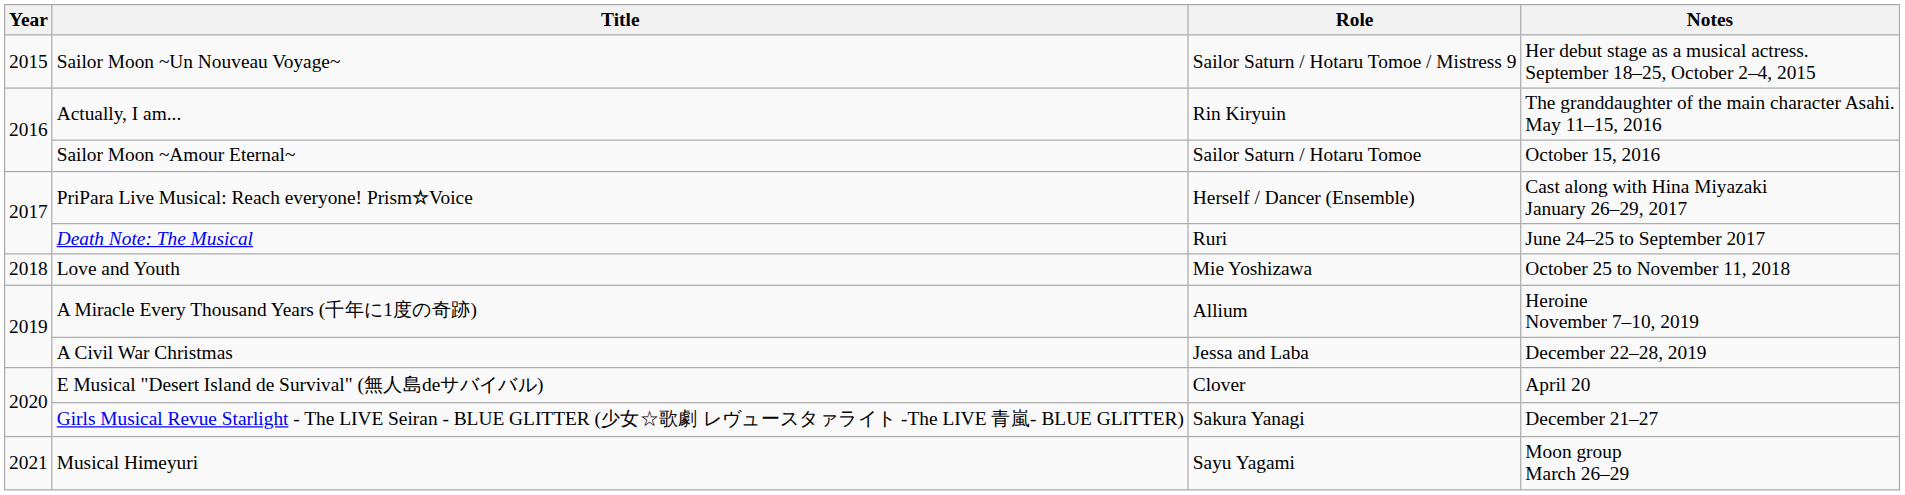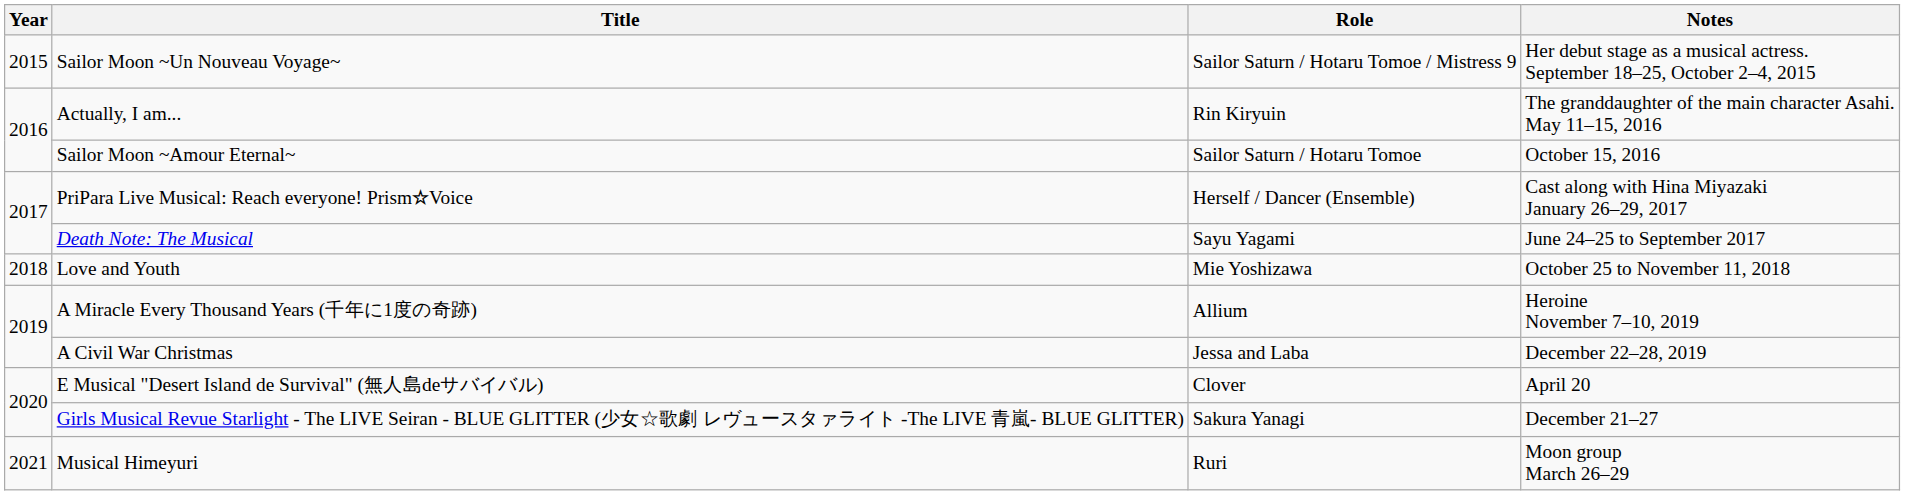(1210, 238) Ruri -> (1244, 238) Sayu Yagami
(1244, 462) Sayu Yagami -> (1210, 462) Ruri
